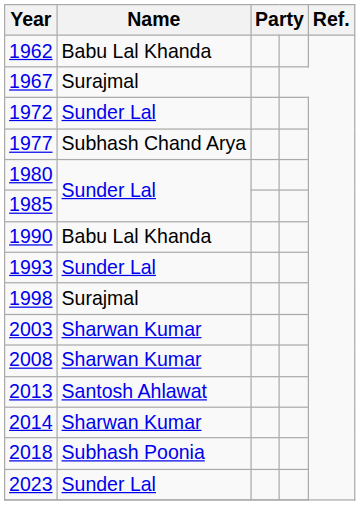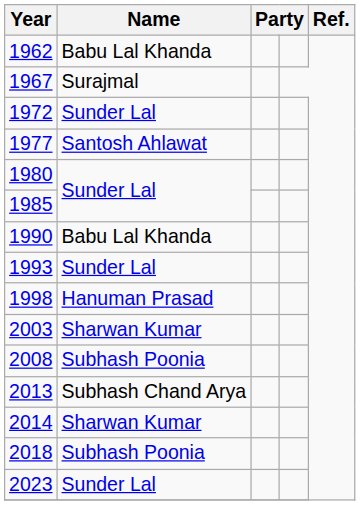(154, 143) Subhash Chand Arya -> (134, 143) Santosh Ahlawat
(100, 298) Surajmal -> (137, 298) Hanuman Prasad
(132, 360) Sharwan Kumar -> (133, 360) Subhash Poonia
(134, 391) Santosh Ahlawat -> (154, 391) Subhash Chand Arya
